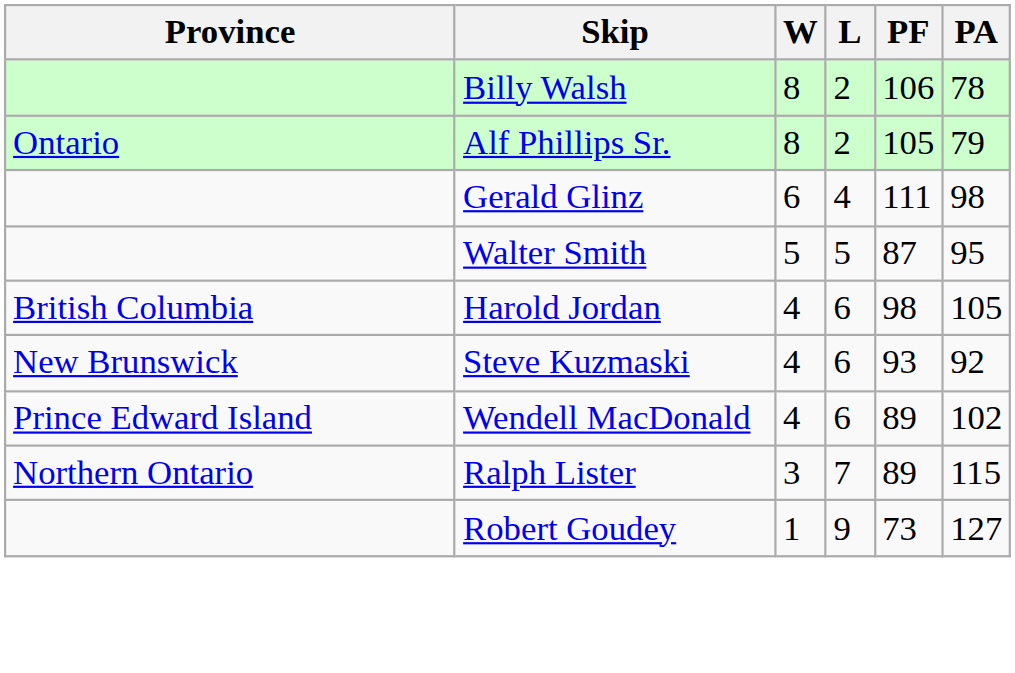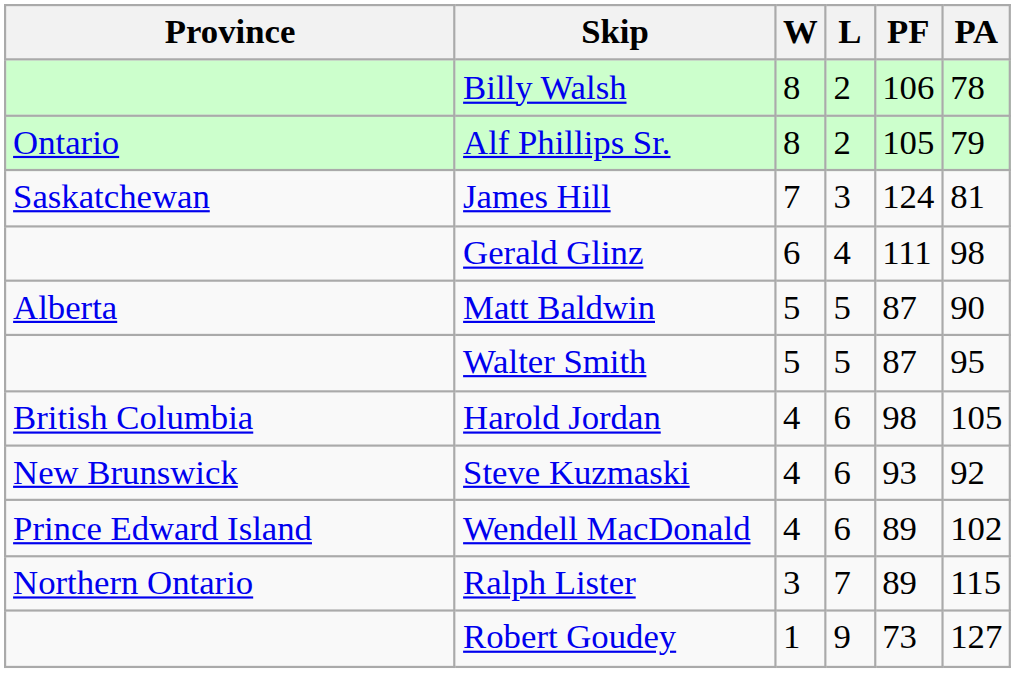+ row: (537, 197)
+ row: (559, 307)
